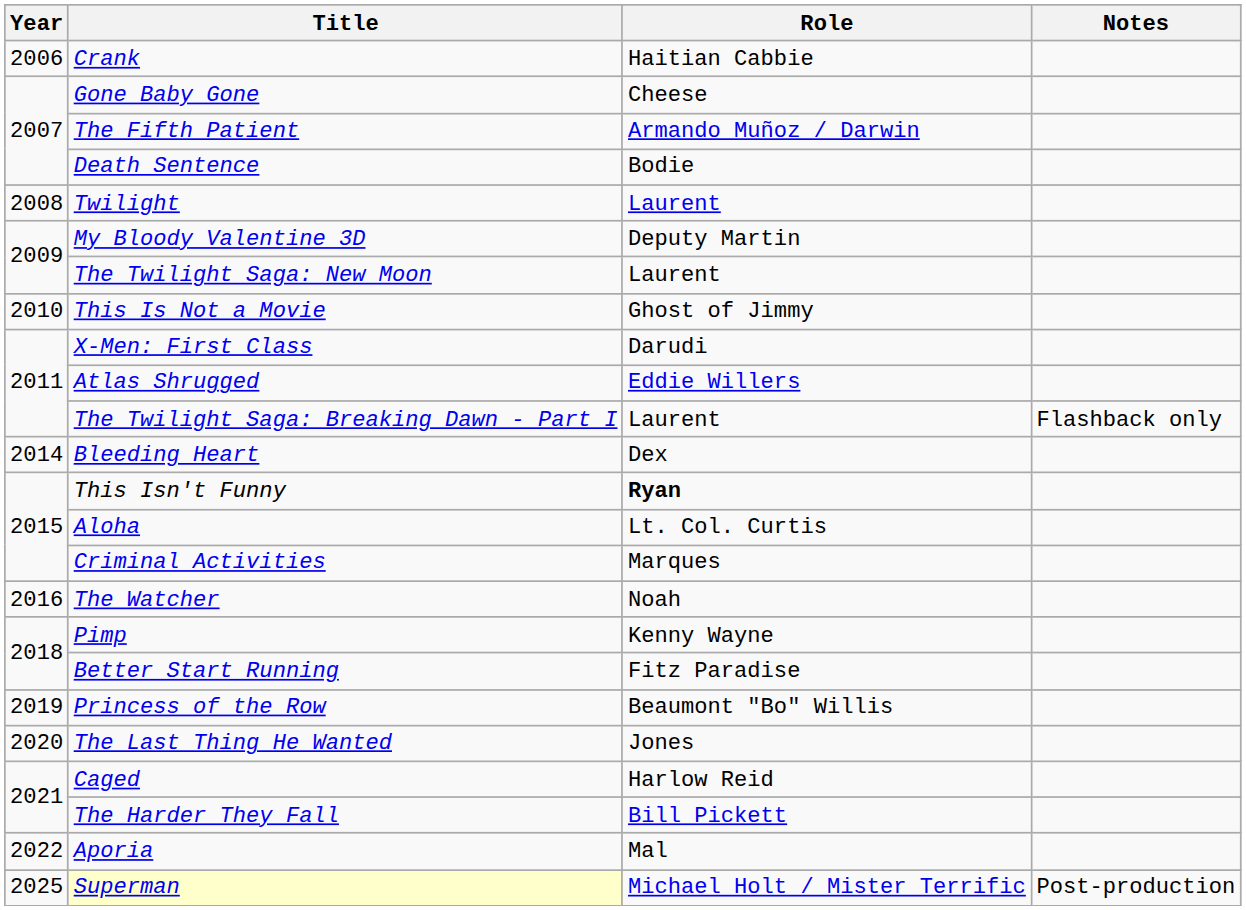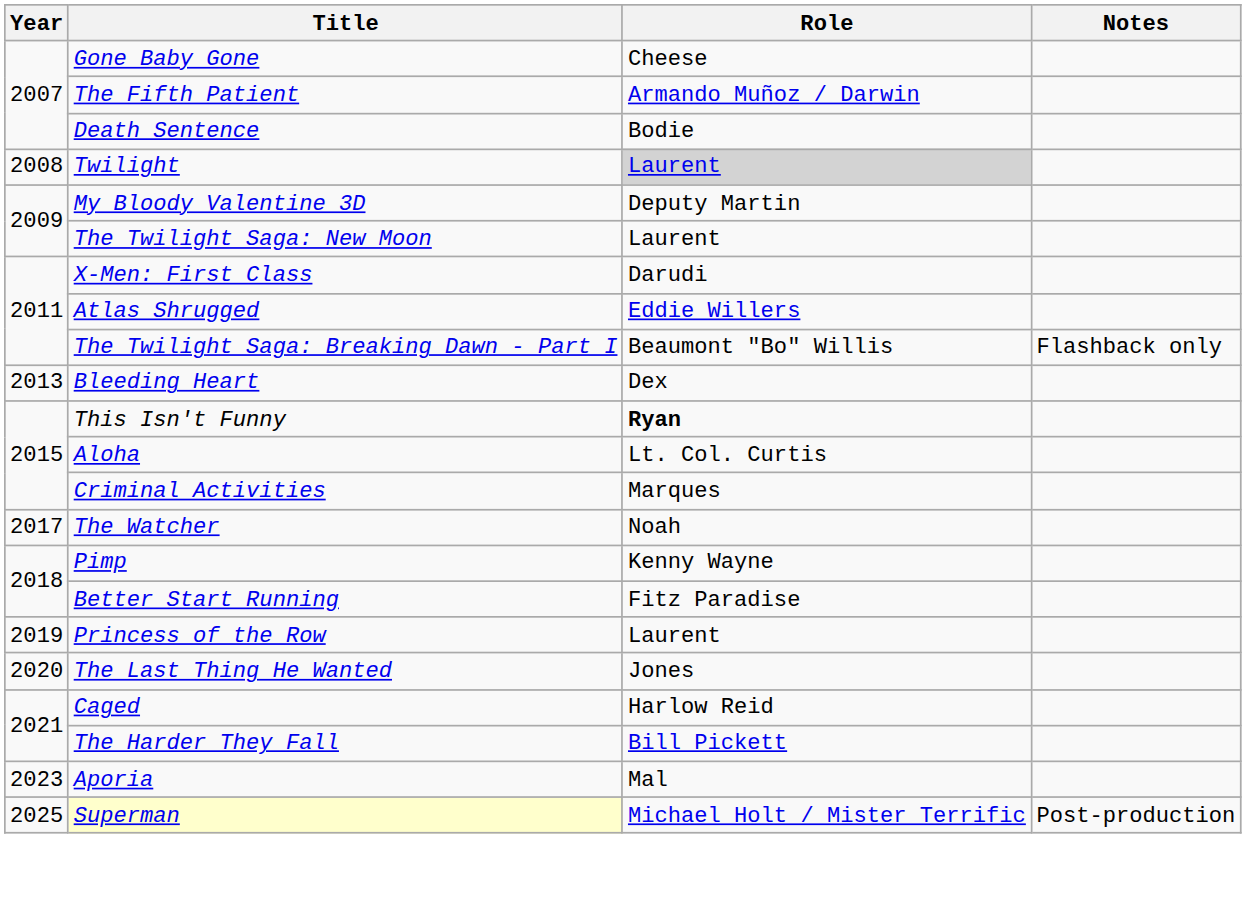- row: (107, 59)
(674, 203) no background -> (674, 167) lightgrey background
- row: (200, 311)
(674, 419) Laurent -> (761, 347) Beaumont "Bo" Willis
(37, 455) 2014 -> (37, 383) 2013
(37, 599) 2016 -> (37, 527) 2017
(761, 707) Beaumont "Bo" Willis -> (674, 635) Laurent
(37, 851) 2022 -> (37, 779) 2023
